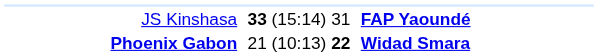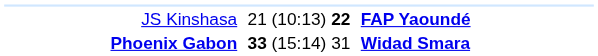(299, 19) 33 (15:14) 31 -> (299, 19) 21 (10:13) 22
(299, 43) 21 (10:13) 22 -> (299, 43) 33 (15:14) 31
